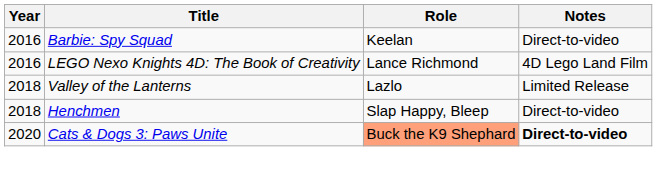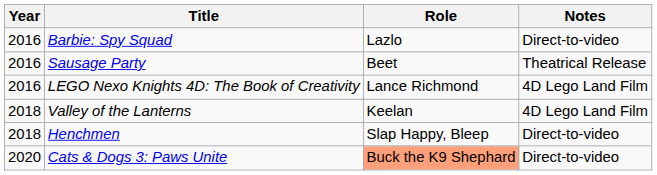(390, 39) Keelan -> (384, 39) Lazlo
+ row: (97, 63)
(384, 87) Lazlo -> (390, 110) Keelan
(576, 87) Limited Release -> (585, 110) 4D Lego Land Film
(575, 134) bold -> (571, 157) normal
